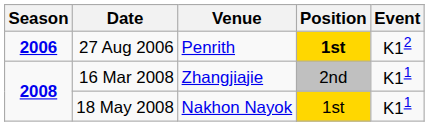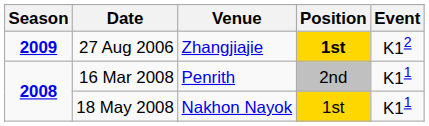(38, 47) 2006 -> (38, 47) 2009
(208, 47) Penrith -> (222, 47) Zhangjiajie
(222, 77) Zhangjiajie -> (208, 77) Penrith
